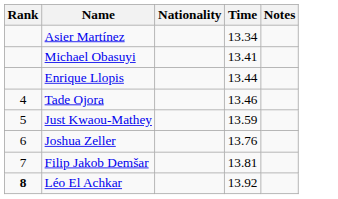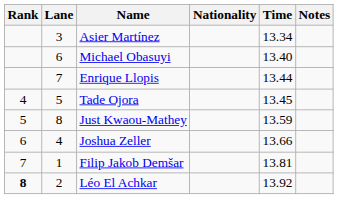+ column: (59, 15)
(243, 57) 13.41 -> (277, 57) 13.40
(243, 99) 13.46 -> (277, 99) 13.45
(243, 141) 13.76 -> (277, 141) 13.66
